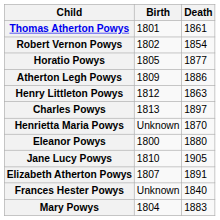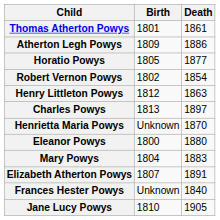rows swapped: (69, 45) <-> (69, 77)
rows swapped: (69, 207) <-> (69, 158)
